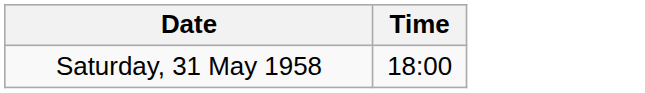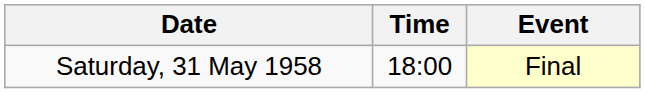+ column: (553, 25)
